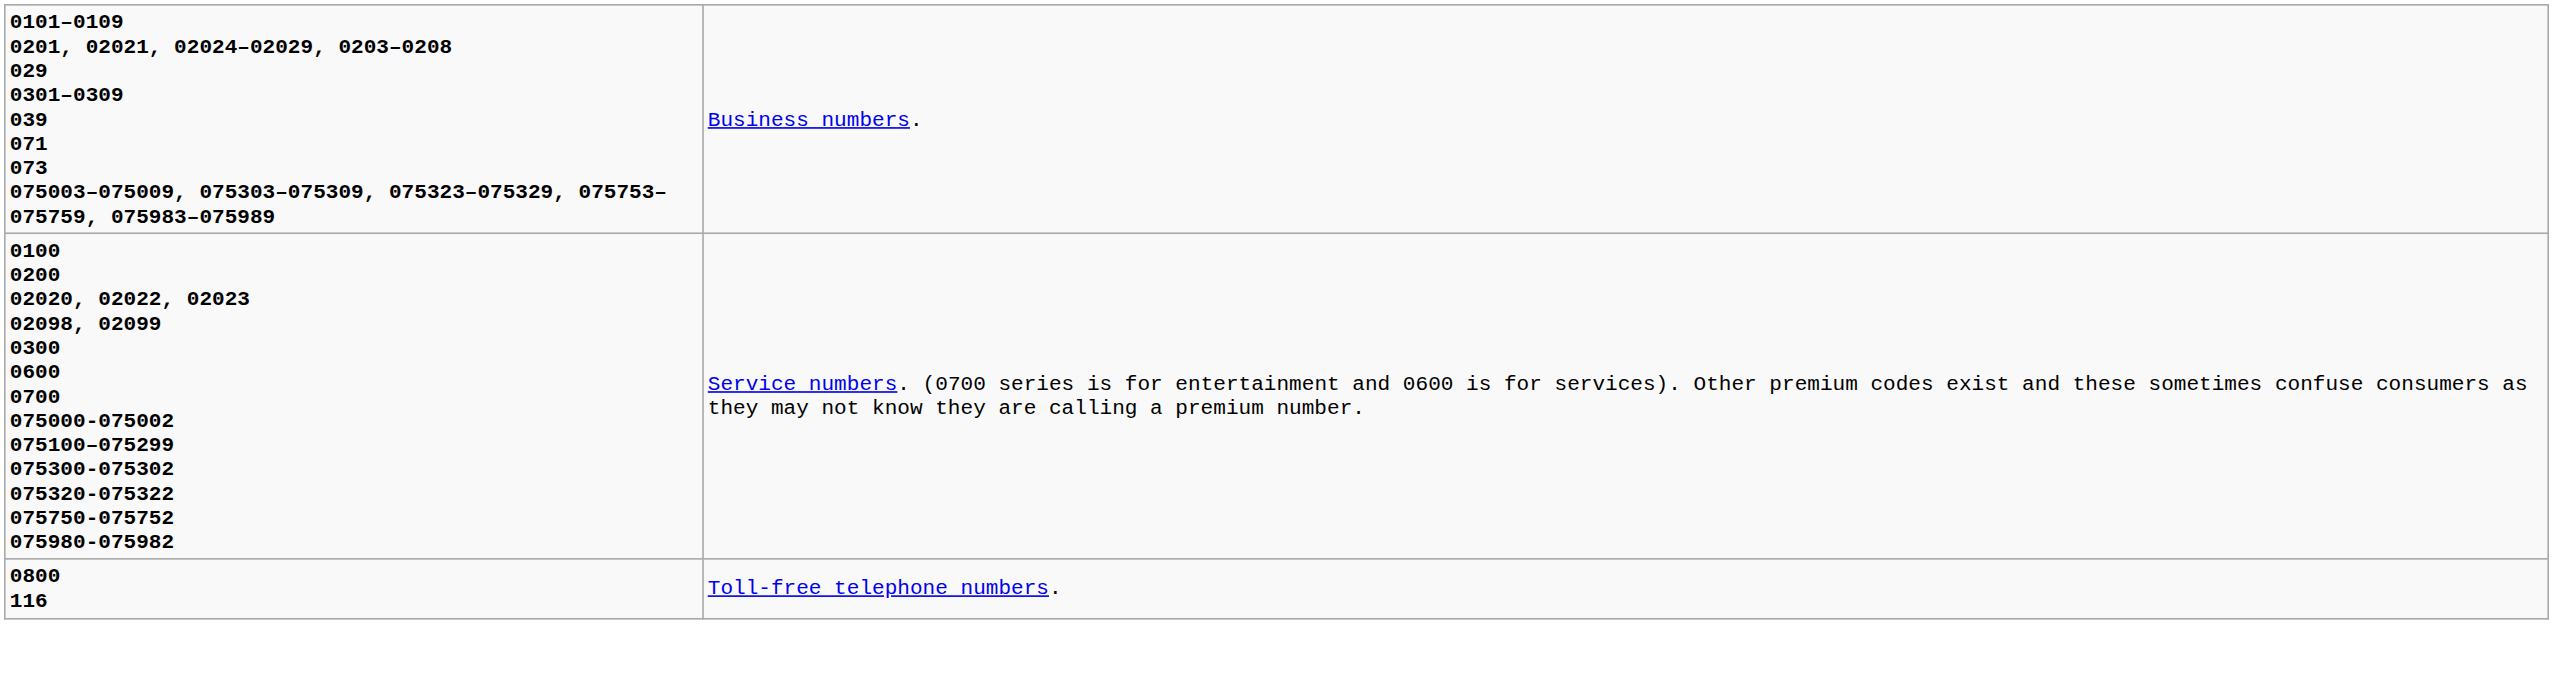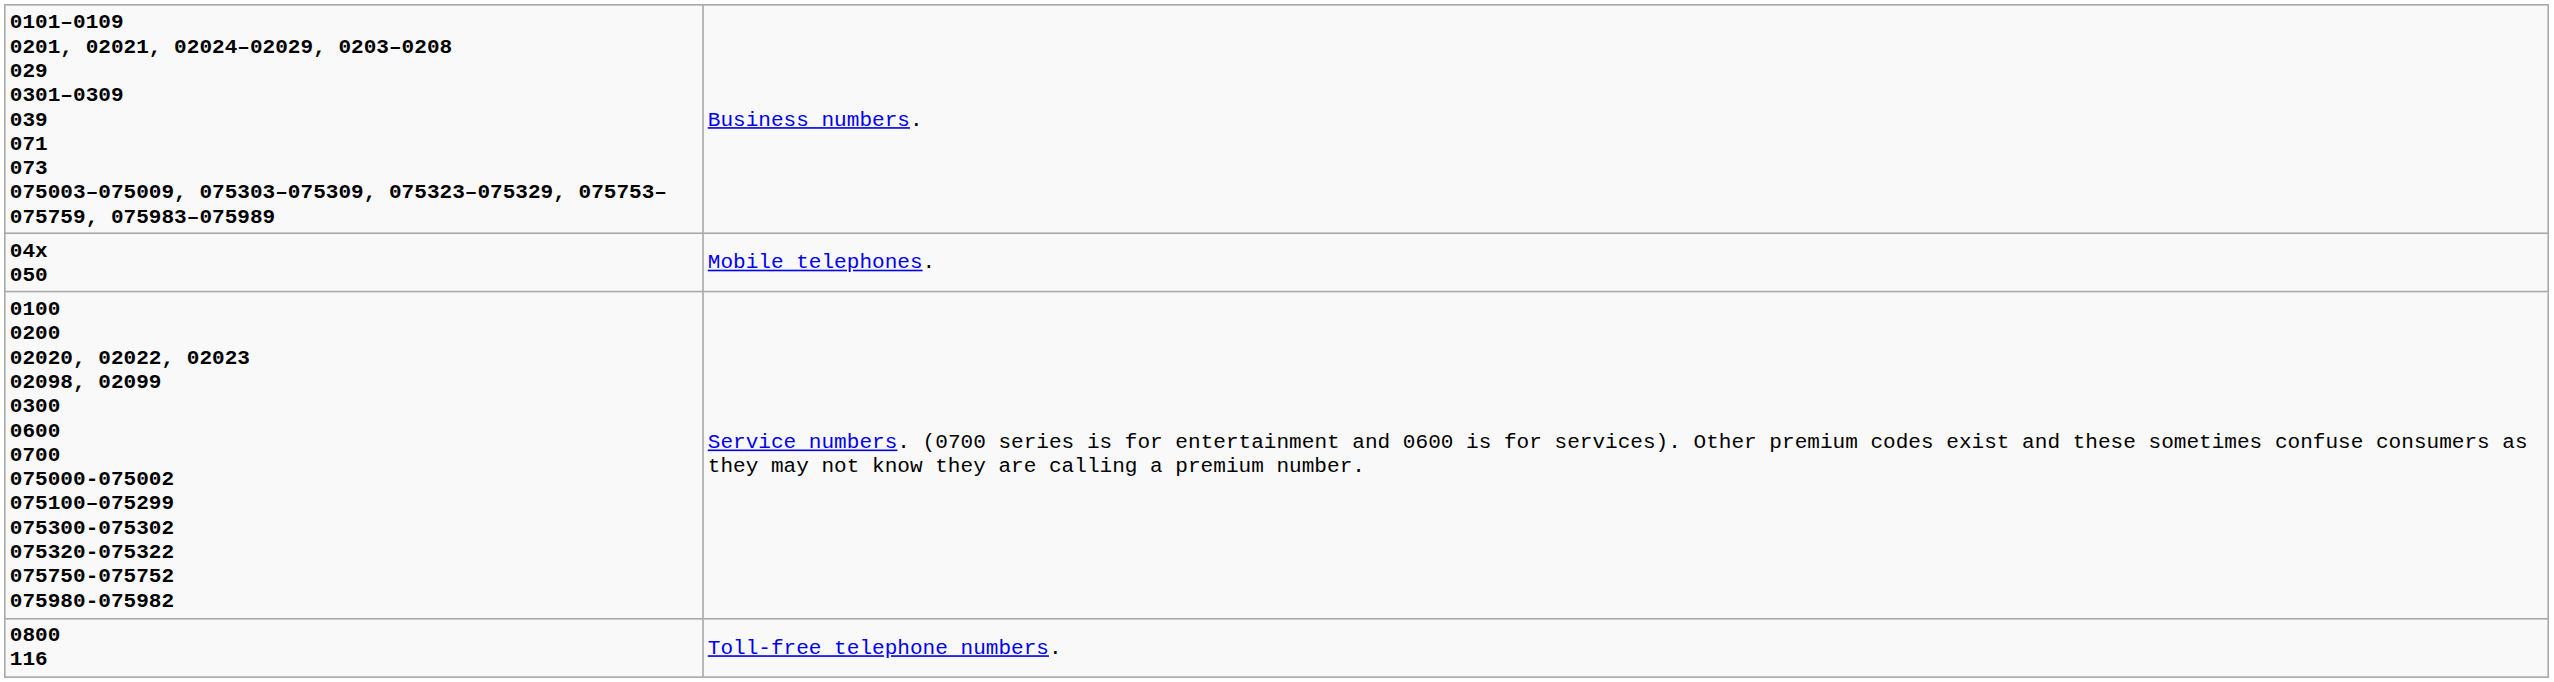+ row: (821, 263)
